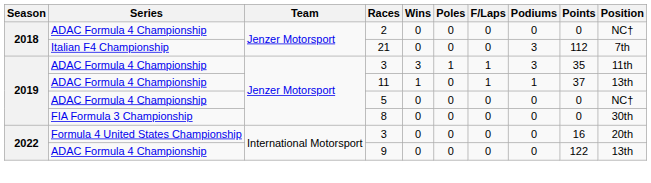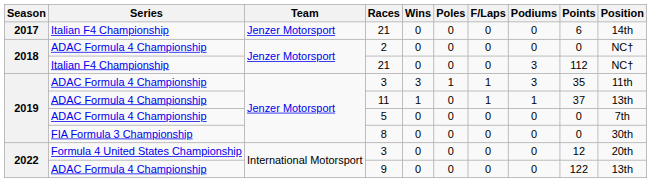+ row: (26, 31)
(622, 48) 7th -> (622, 65) NC†
(622, 100) NC† -> (622, 117) 7th
(579, 134) 16 -> (579, 152) 12
